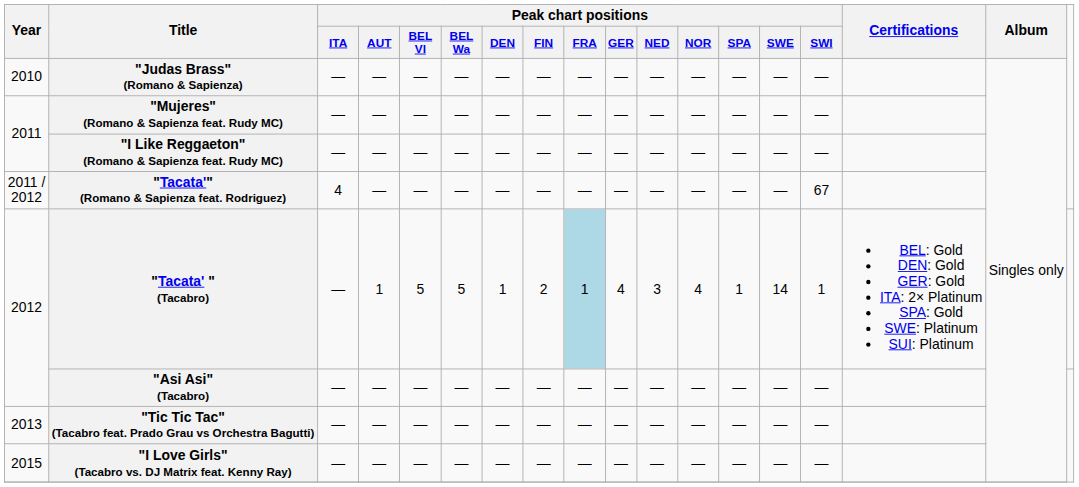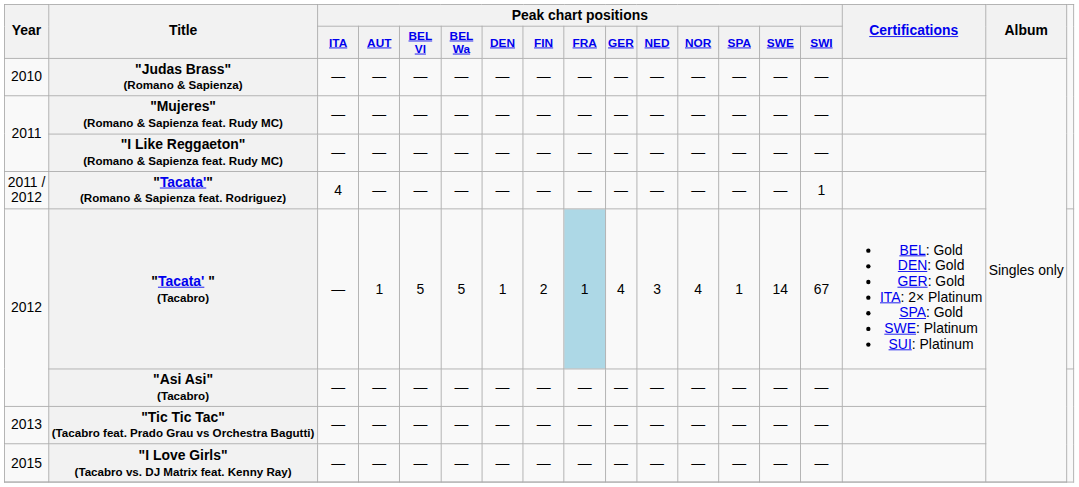(821, 190) 67 -> (821, 190) 1
(821, 288) 1 -> (821, 288) 67
